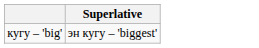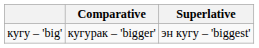+ column: (112, 14)
